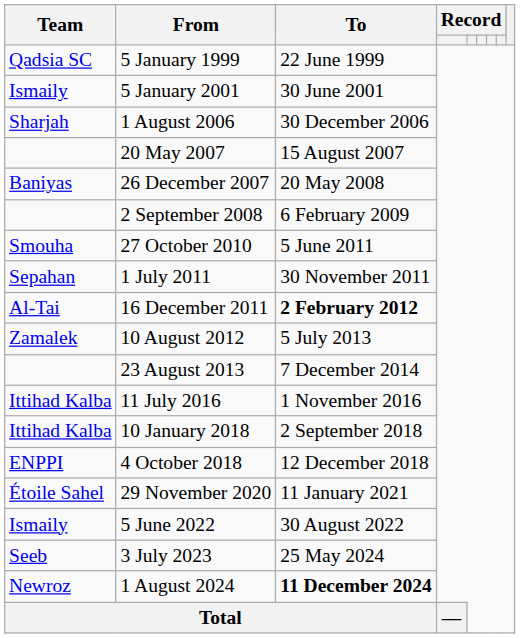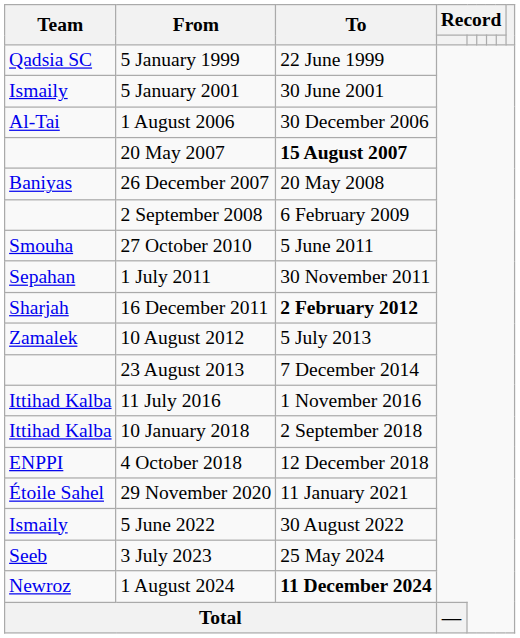(39, 121) Sharjah -> (34, 121) Al-Tai
(342, 152) normal -> (344, 152) bold
(34, 307) Al-Tai -> (39, 307) Sharjah
